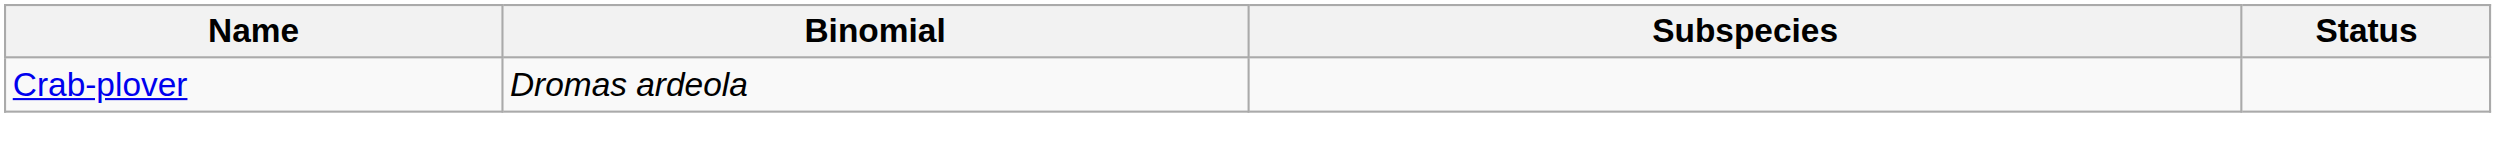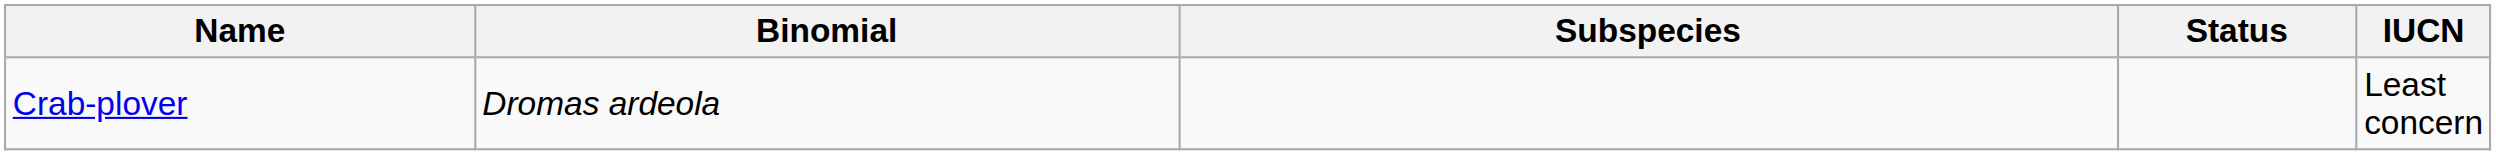+ column: (2424, 31)
